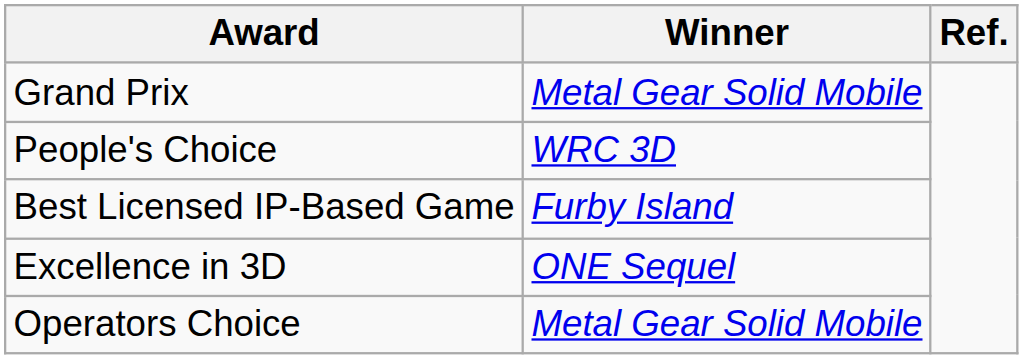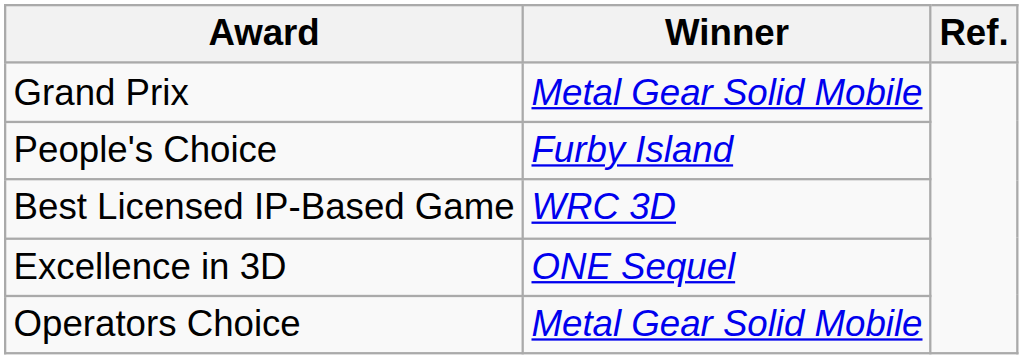(604, 149) WRC 3D -> (632, 149) Furby Island
(632, 207) Furby Island -> (604, 207) WRC 3D
